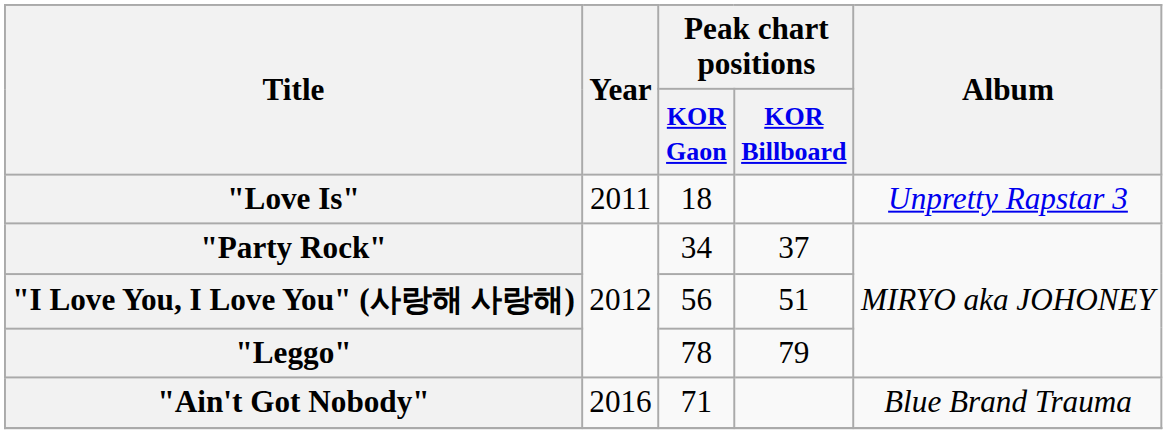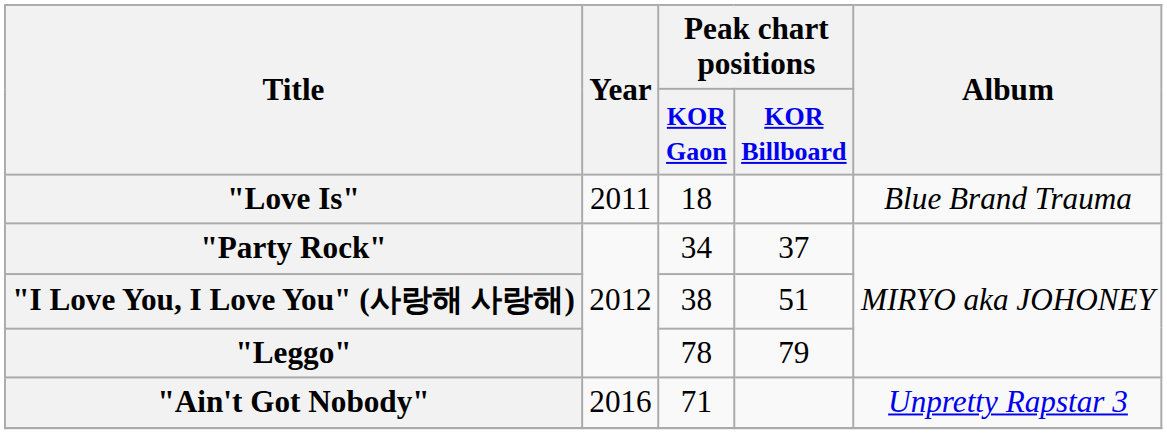(1008, 198) Unpretty Rapstar 3 -> (1008, 198) Blue Brand Trauma
(696, 300) 56 -> (696, 300) 38
(1008, 402) Blue Brand Trauma -> (1008, 402) Unpretty Rapstar 3
